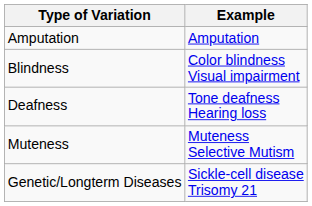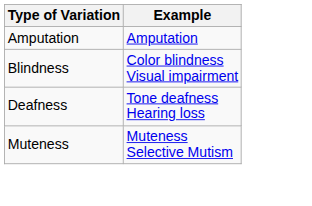- row: (95, 182)
